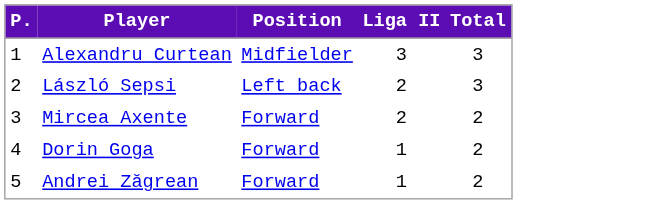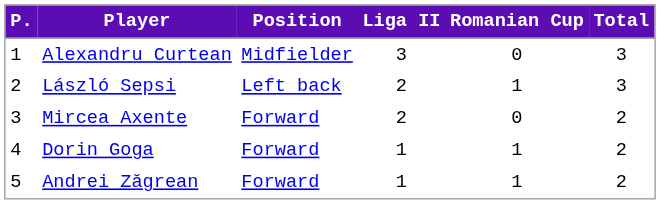+ column: (517, 21)
